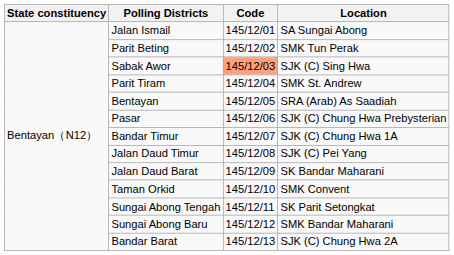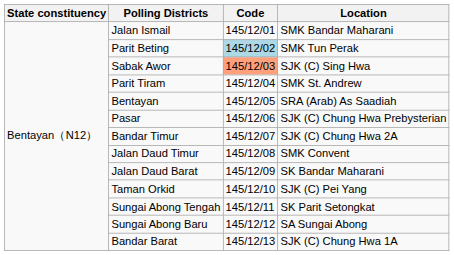(324, 30) SA Sungai Abong -> (337, 30) SMK Bandar Maharani
(250, 48) no background -> (250, 48) lightblue background
(339, 136) SJK (C) Chung Hwa 1A -> (339, 136) SJK (C) Chung Hwa 2A
(324, 153) SJK (C) Pei Yang -> (315, 153) SMK Convent
(315, 189) SMK Convent -> (324, 189) SJK (C) Pei Yang
(337, 224) SMK Bandar Maharani -> (324, 224) SA Sungai Abong
(339, 241) SJK (C) Chung Hwa 2A -> (339, 241) SJK (C) Chung Hwa 1A
